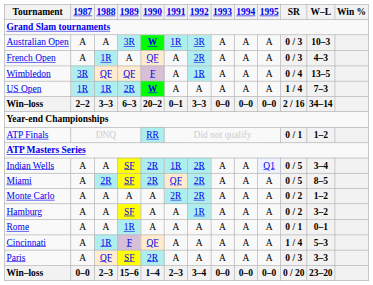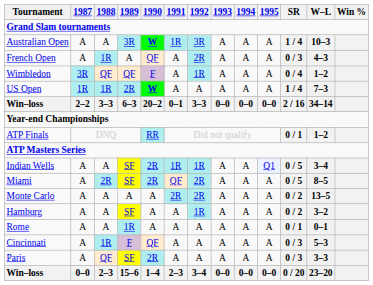(294, 42) 0 / 3 -> (294, 42) 1 / 4
(321, 73) 13–5 -> (321, 73) 1–2
(199, 165) 2R -> (199, 165) 1R
(321, 196) 1–2 -> (321, 196) 13–5
(294, 242) 1 / 4 -> (294, 242) 0 / 3
